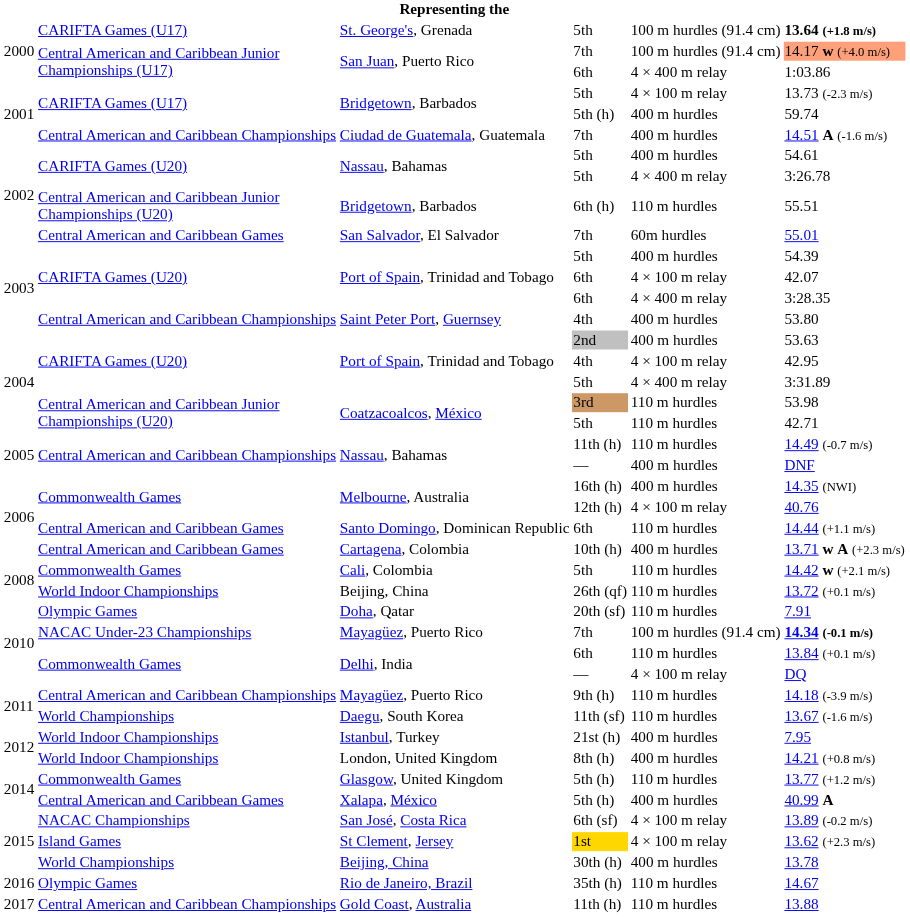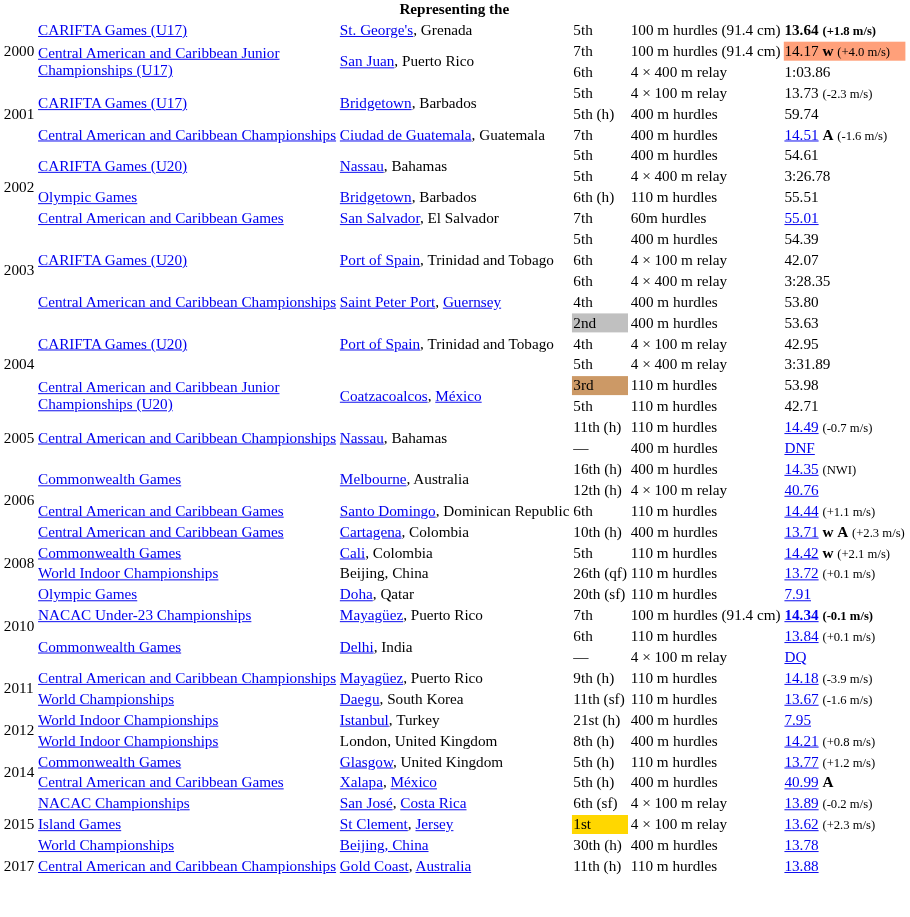(159, 206) Central American and Caribbean Junior Championships (U20) -> (88, 197) Olympic Games
- row: (406, 883)
